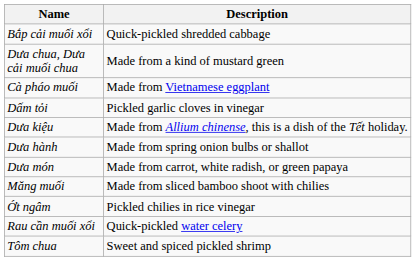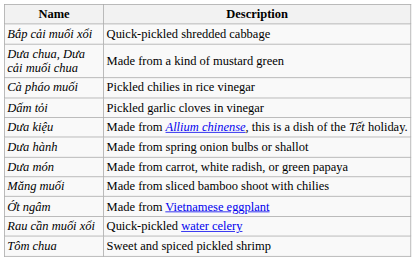(188, 87) Made from Vietnamese eggplant -> (181, 87) Pickled chilies in rice vinegar
(181, 206) Pickled chilies in rice vinegar -> (188, 206) Made from Vietnamese eggplant
